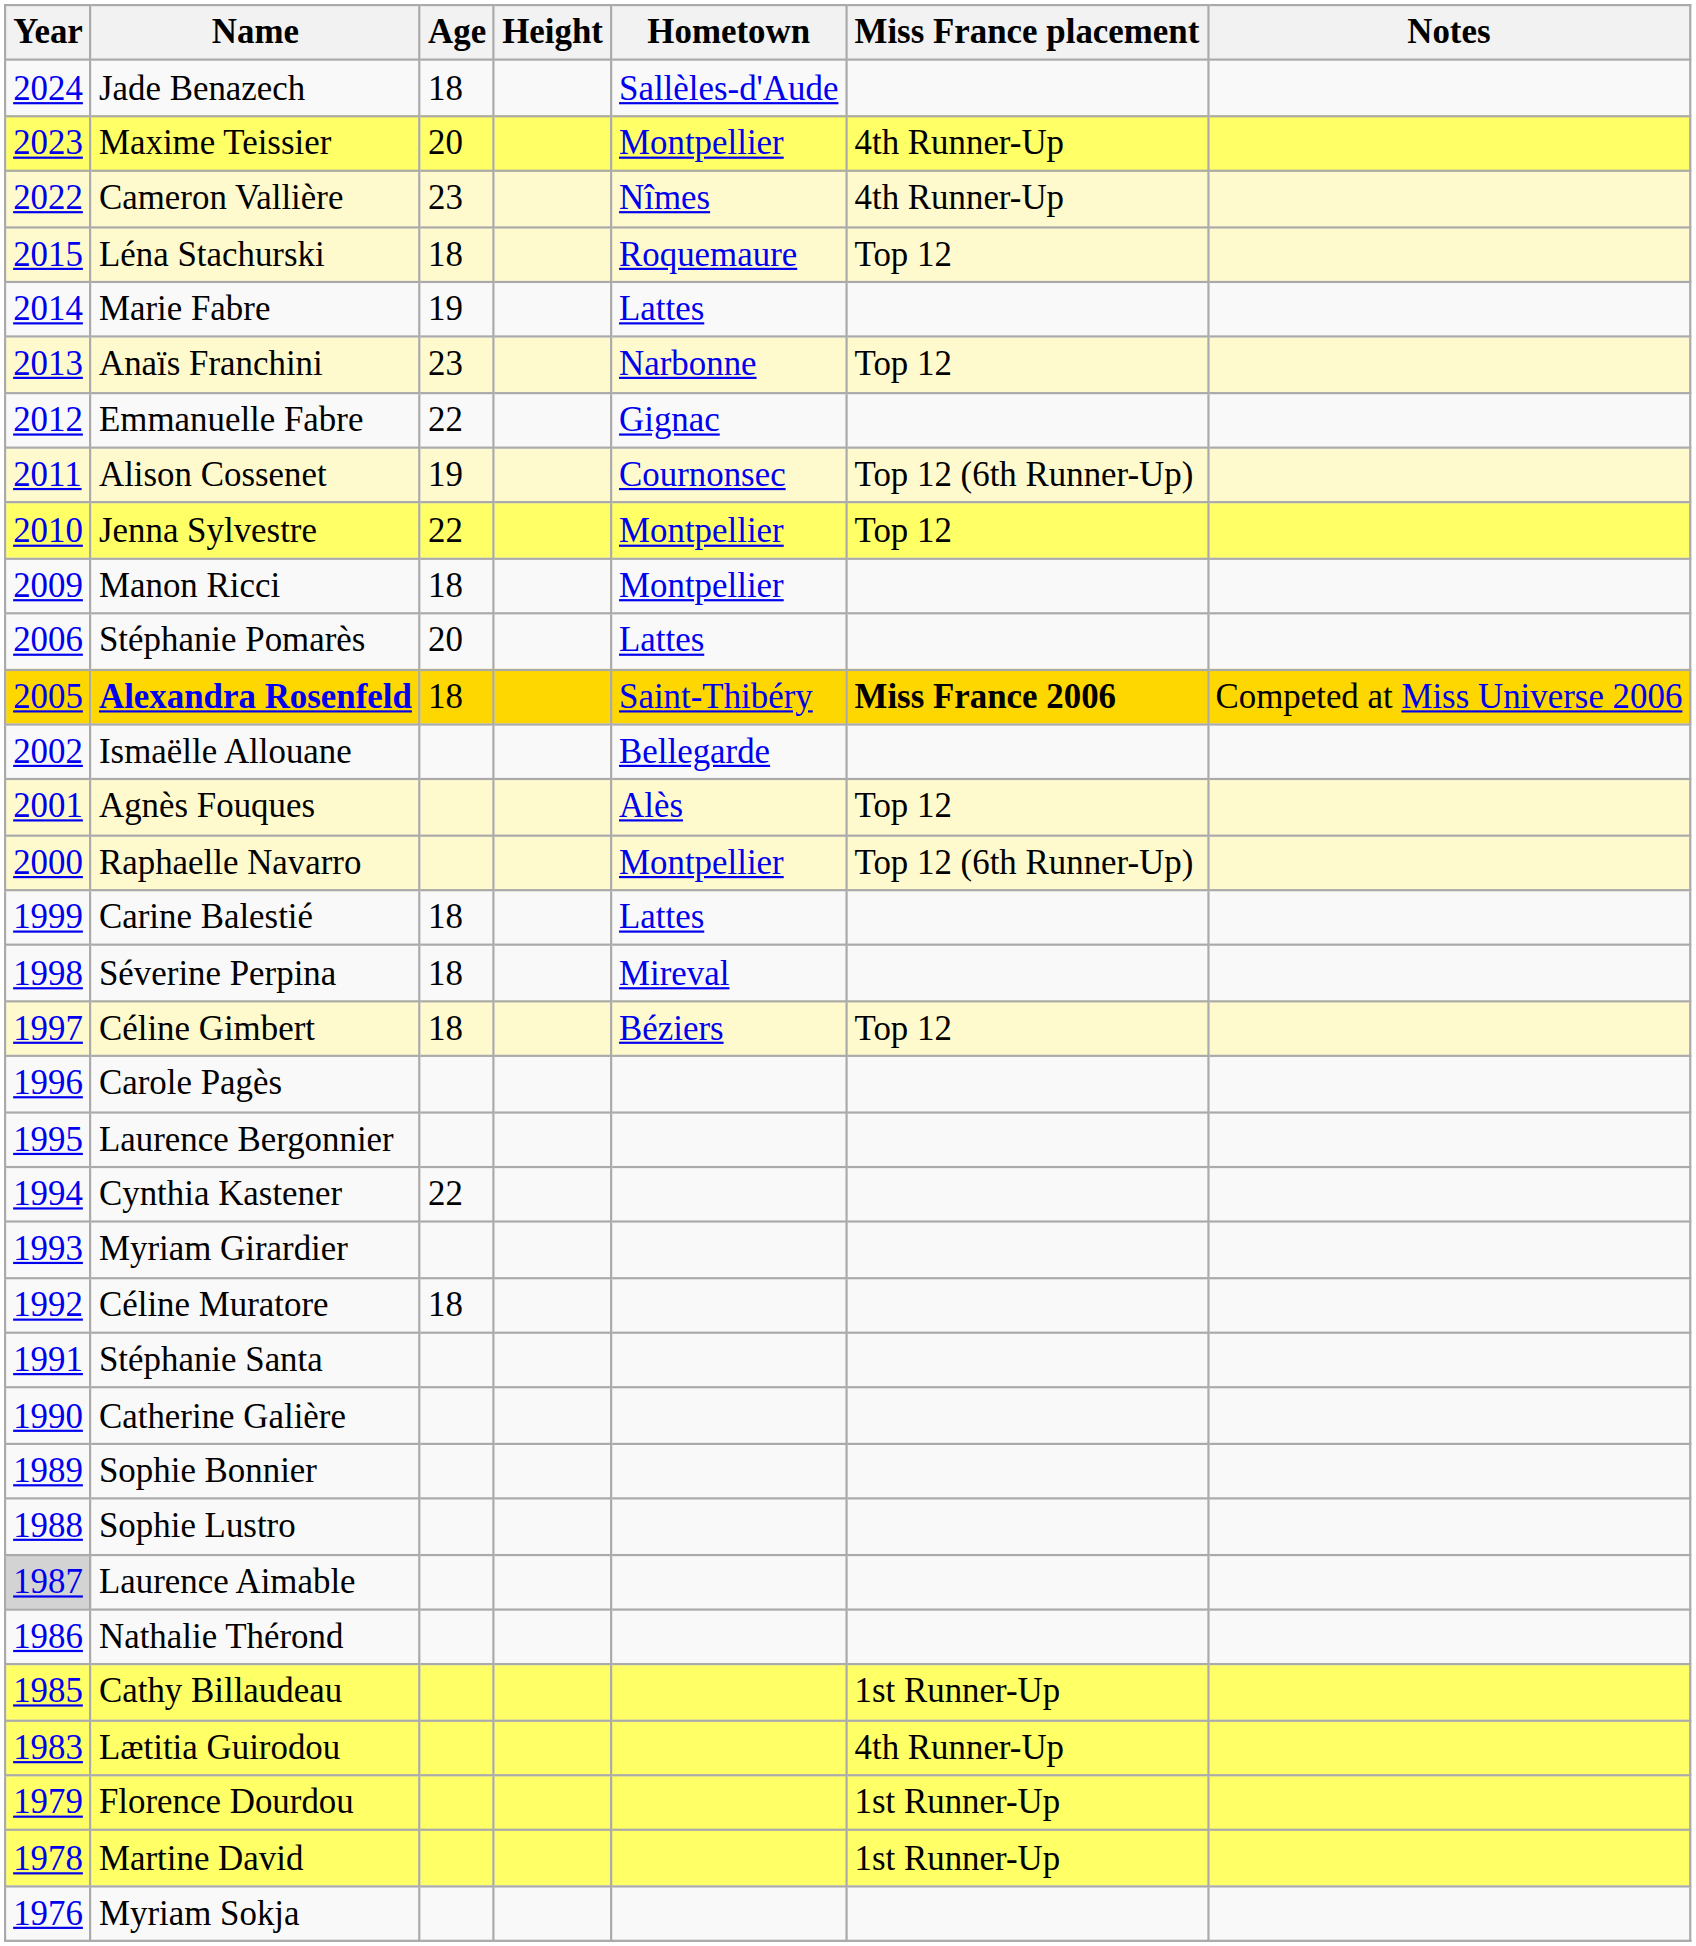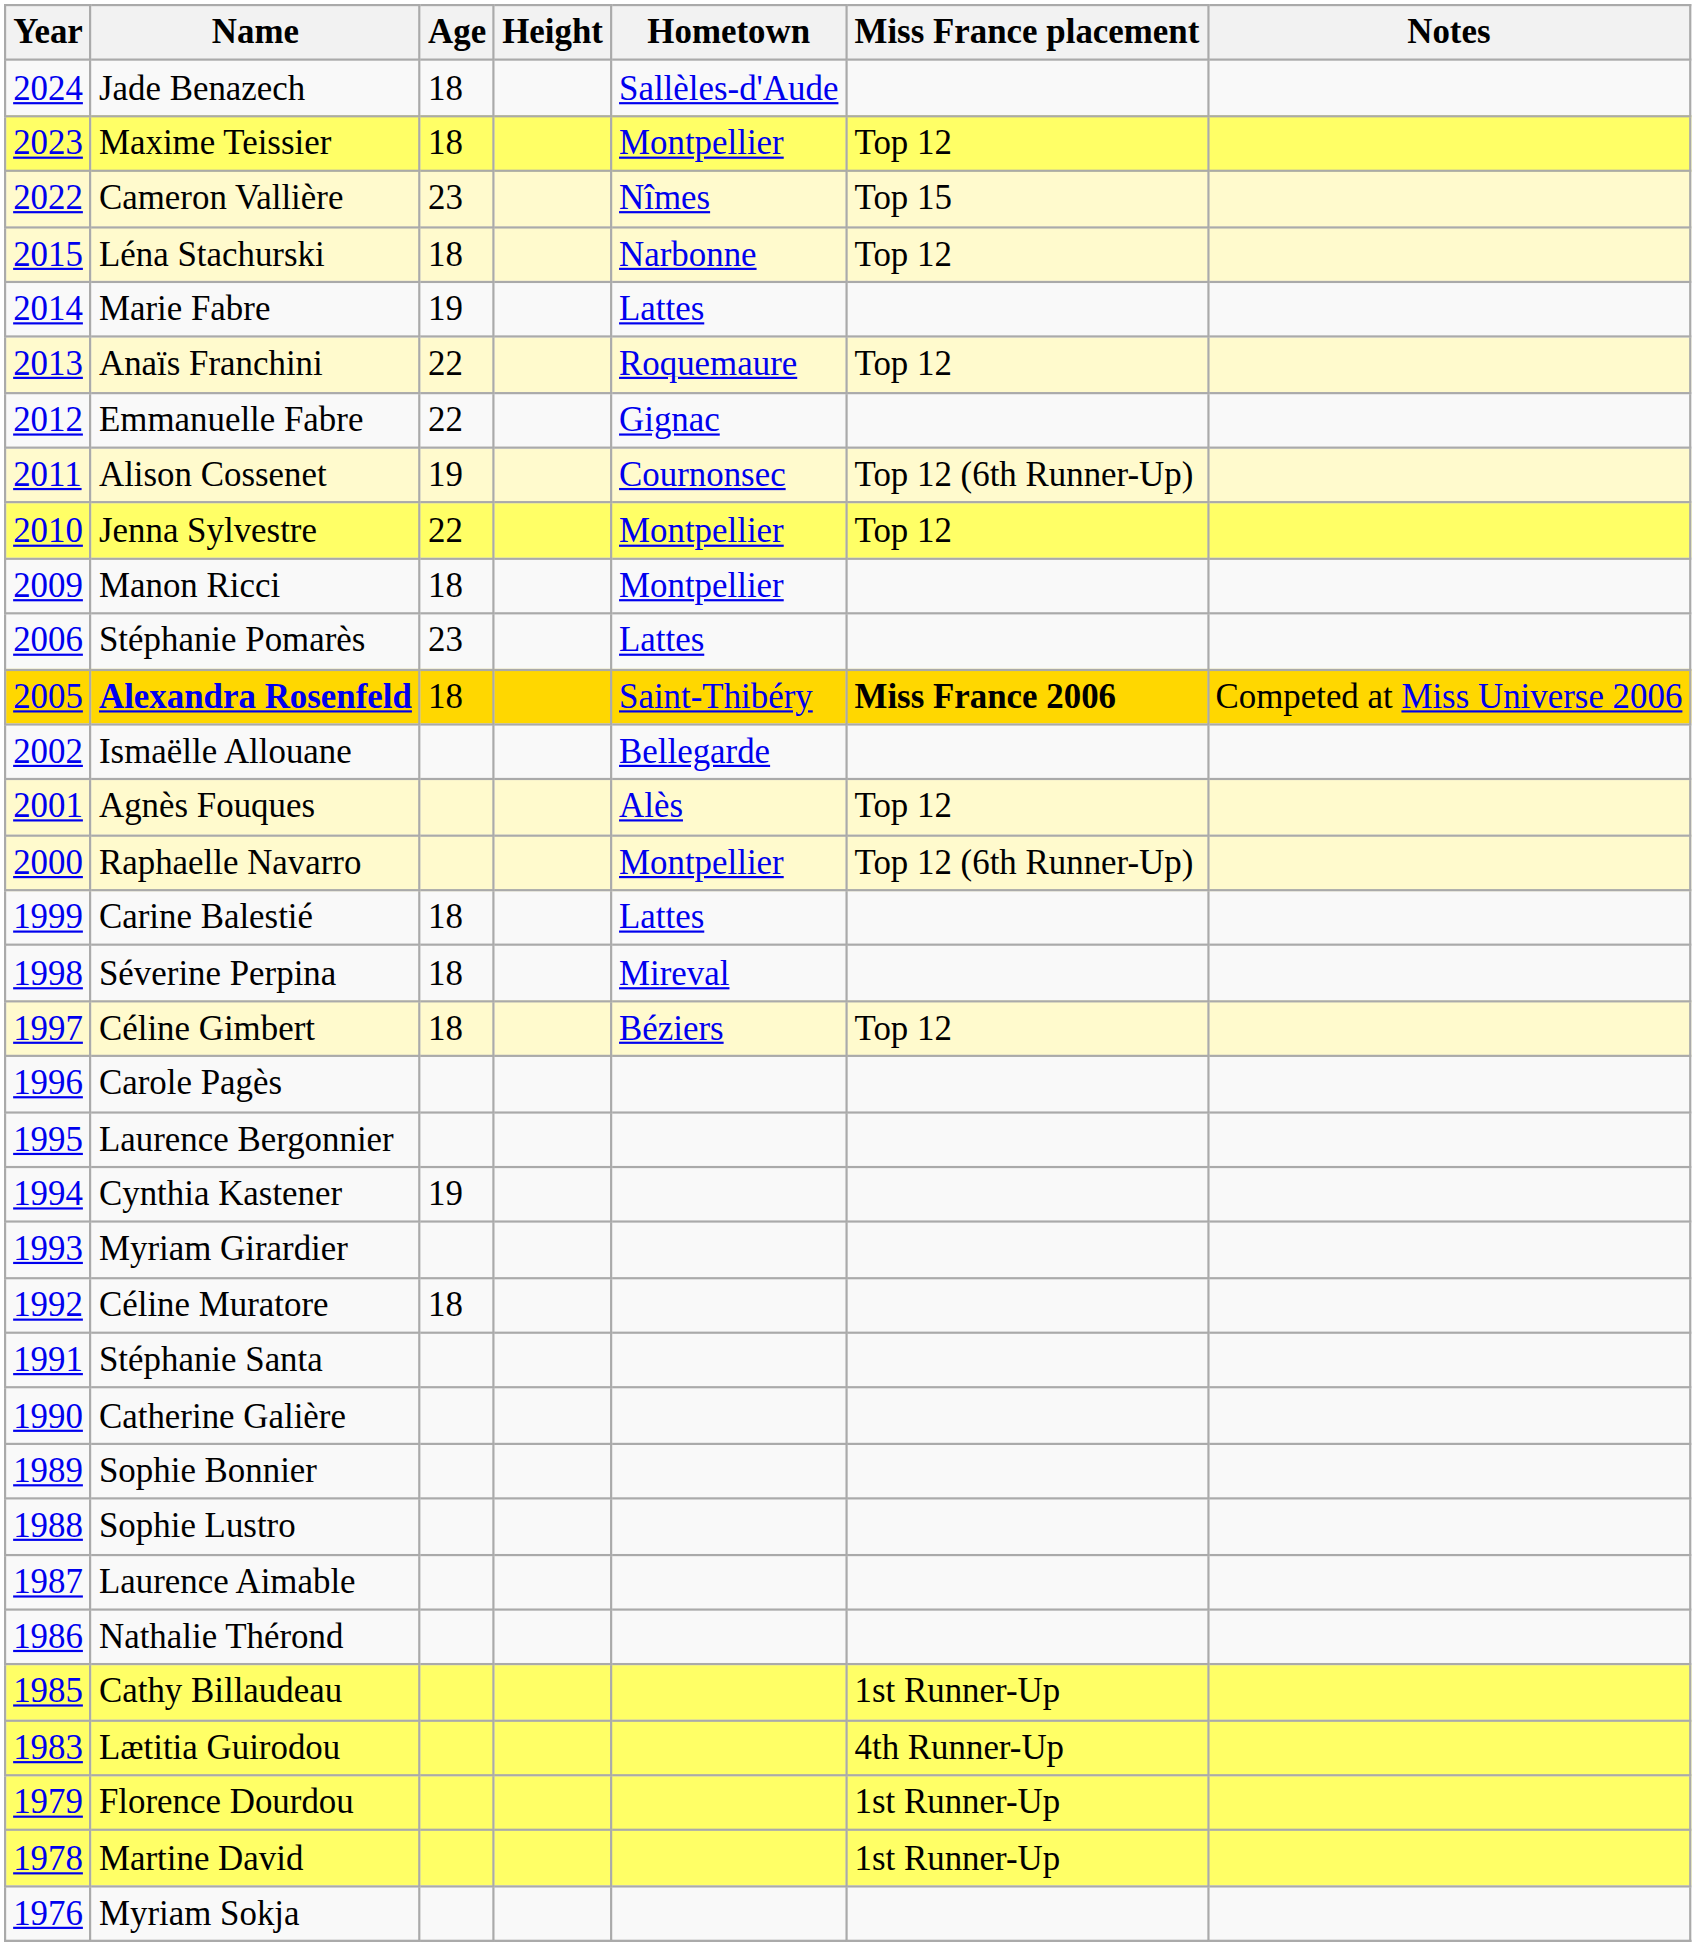(445, 142) 20 -> (445, 142) 18
(959, 142) 4th Runner-Up -> (903, 142) Top 12
(959, 198) 4th Runner-Up -> (903, 198) Top 15
(708, 253) Roquemaure -> (688, 253) Narbonne
(445, 364) 23 -> (445, 364) 22
(688, 364) Narbonne -> (708, 364) Roquemaure
(445, 640) 20 -> (445, 640) 23
(445, 1193) 22 -> (445, 1193) 19
(48, 1581) lightgrey background -> (48, 1581) no background
